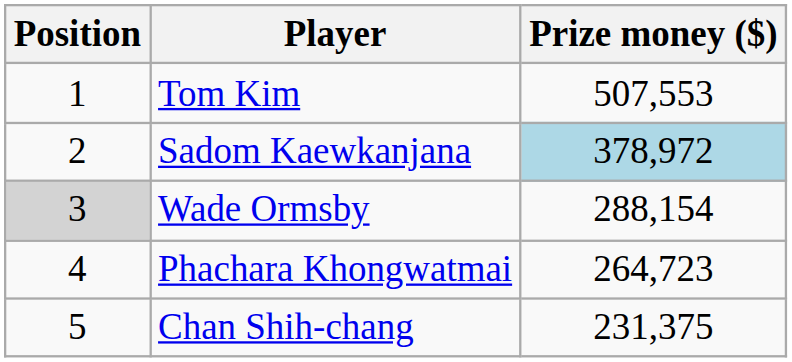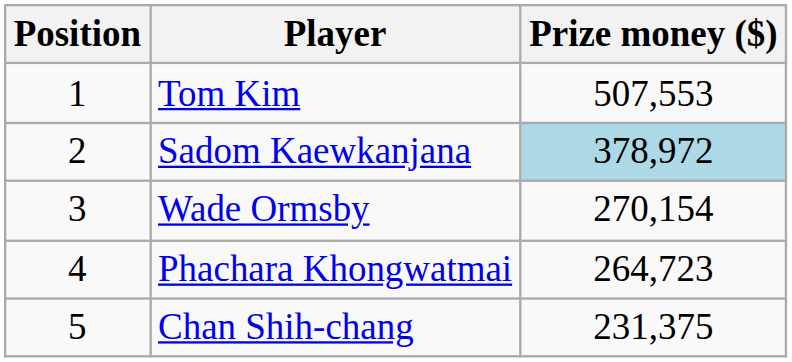(77, 209) lightgrey background -> (77, 209) no background
(653, 209) 288,154 -> (653, 209) 270,154
